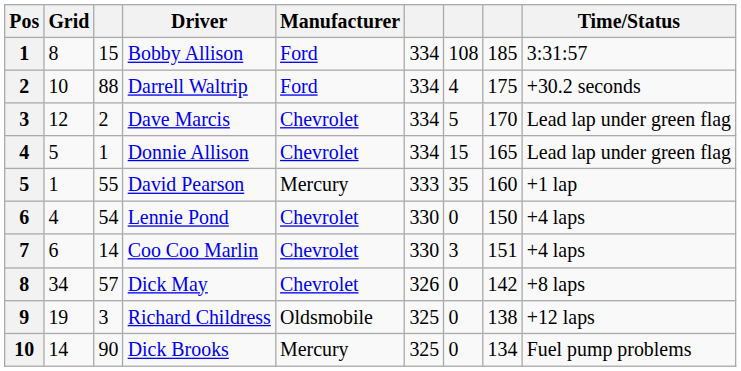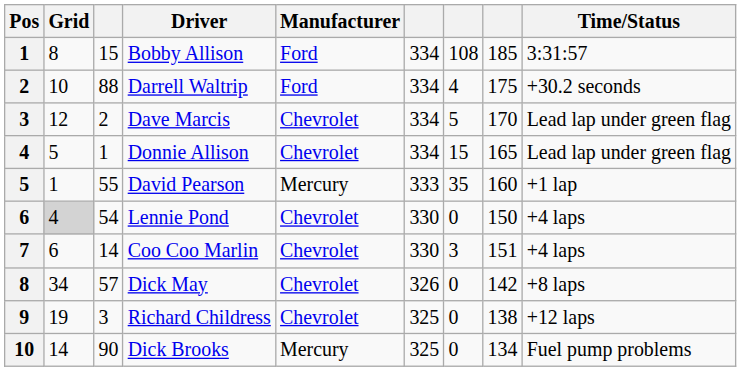(53, 218) no background -> (53, 218) lightgrey background
(326, 316) Oldsmobile -> (319, 316) Chevrolet
